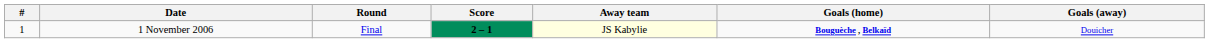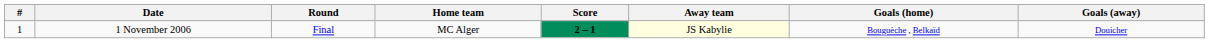+ column: (458, 13)
(853, 29) bold -> (904, 30) normal
